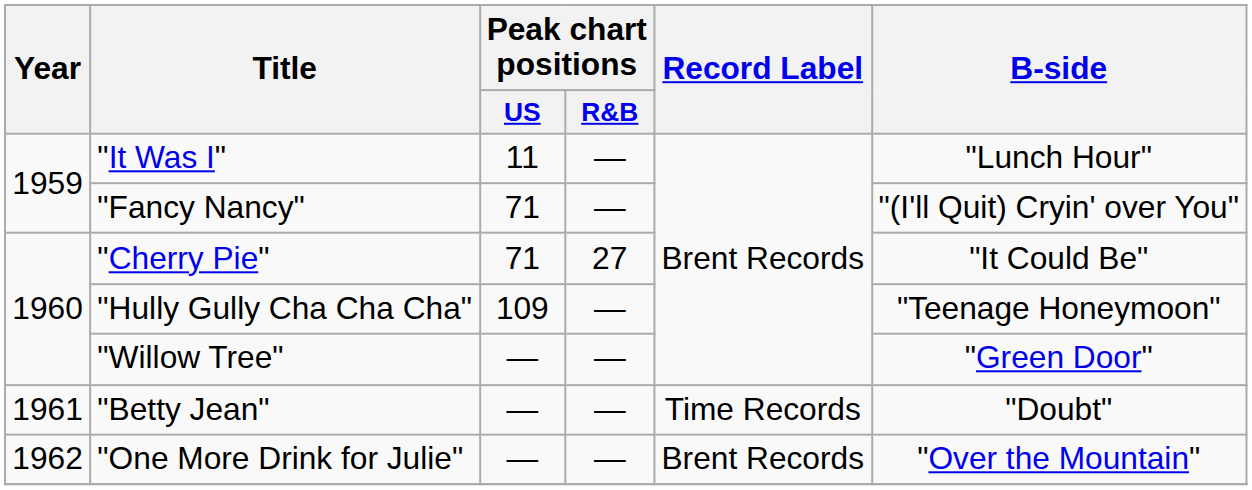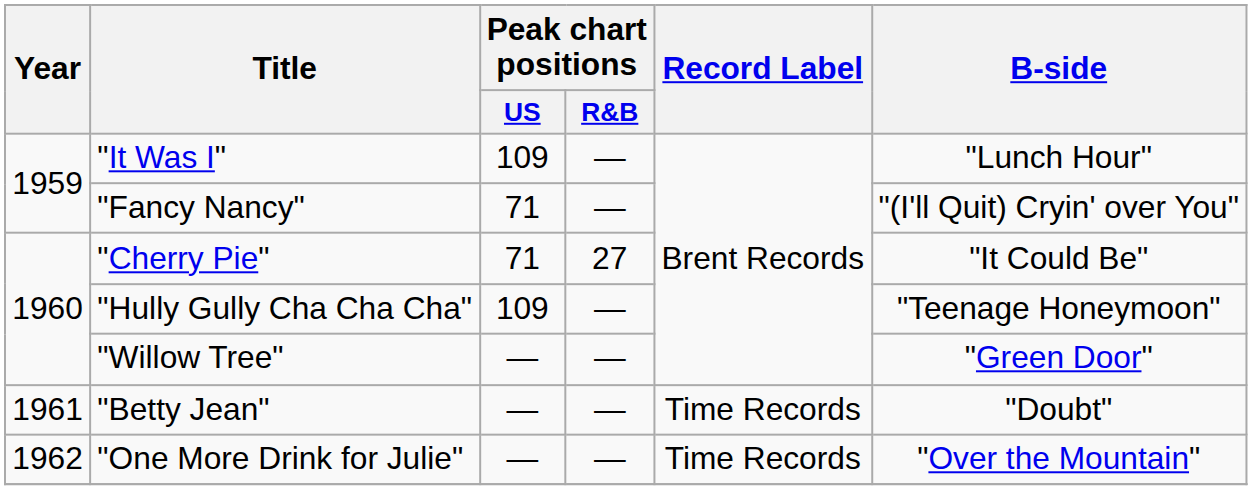(522, 157) 11 -> (522, 157) 109
(763, 459) Brent Records -> (763, 459) Time Records
